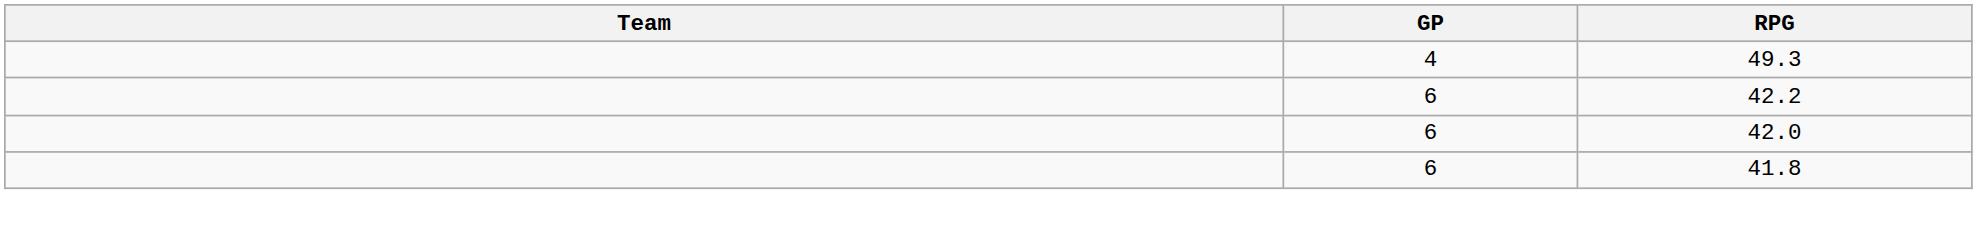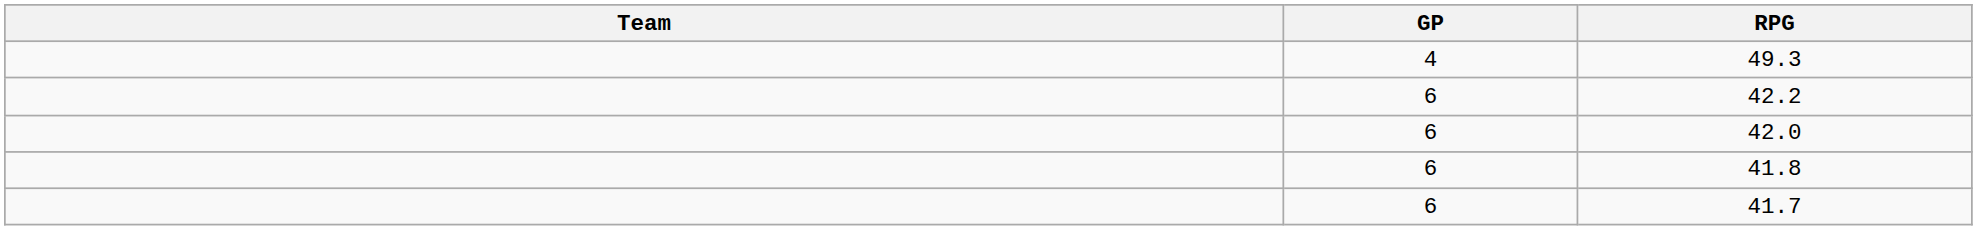+ row: (1775, 206)
